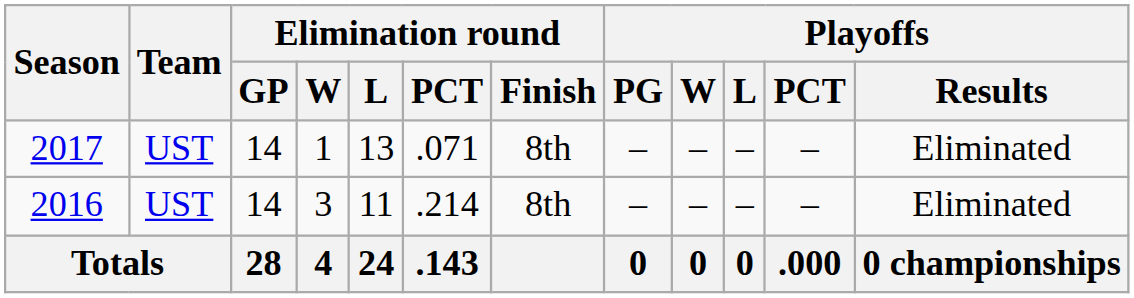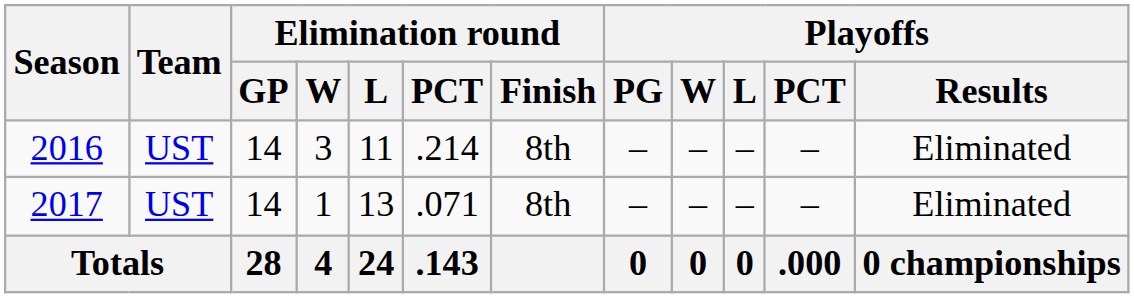rows swapped: (67, 205) <-> (67, 147)
